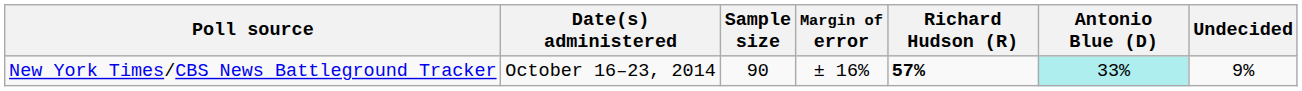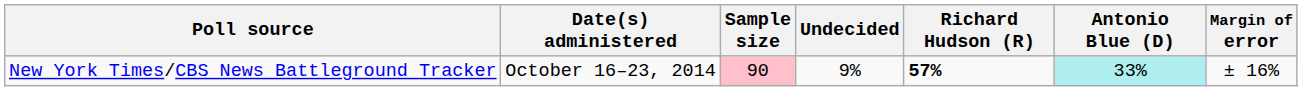columns swapped: (841, 32) <-> (1243, 30)
(758, 71) no background -> (758, 71) pink background
